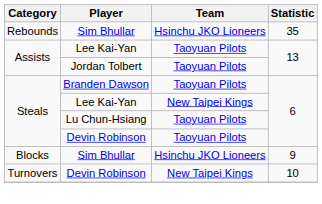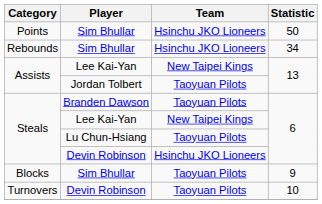+ row: (32, 31)
(293, 31) 35 -> (293, 48) 34
(210, 48) Taoyuan Pilots -> (210, 66) New Taipei Kings
(210, 137) Taoyuan Pilots -> (210, 155) Hsinchu JKO Lioneers
(210, 155) Hsinchu JKO Lioneers -> (210, 173) Taoyuan Pilots
(210, 173) New Taipei Kings -> (210, 191) Taoyuan Pilots
